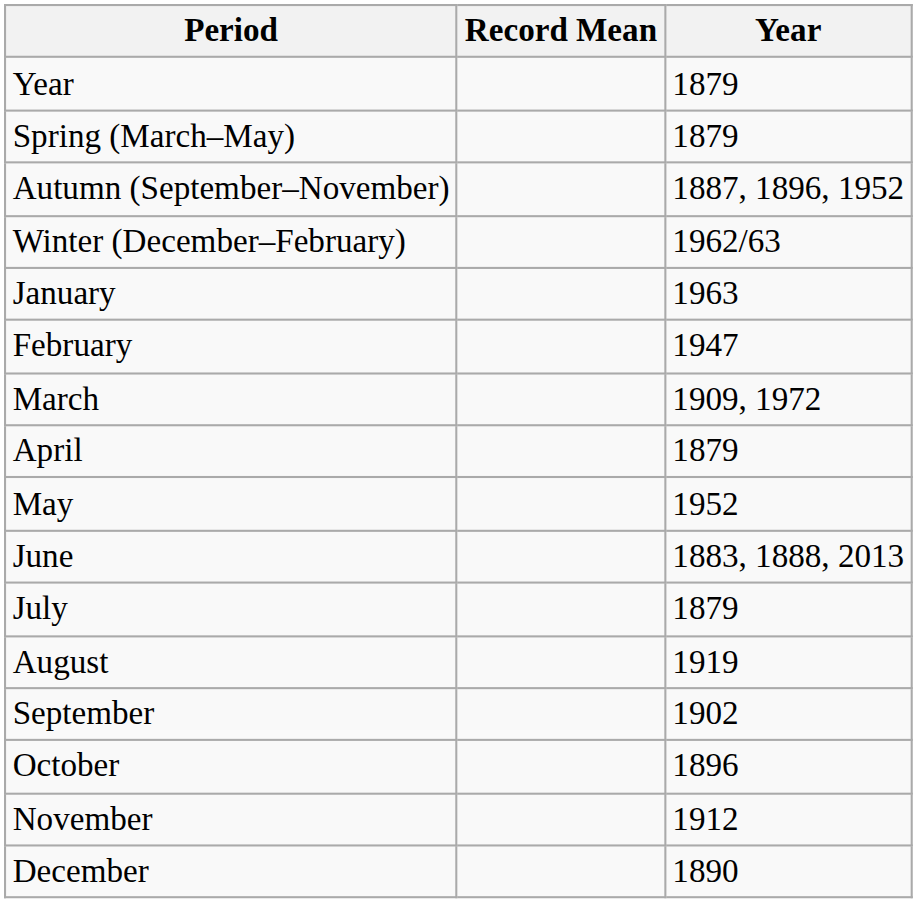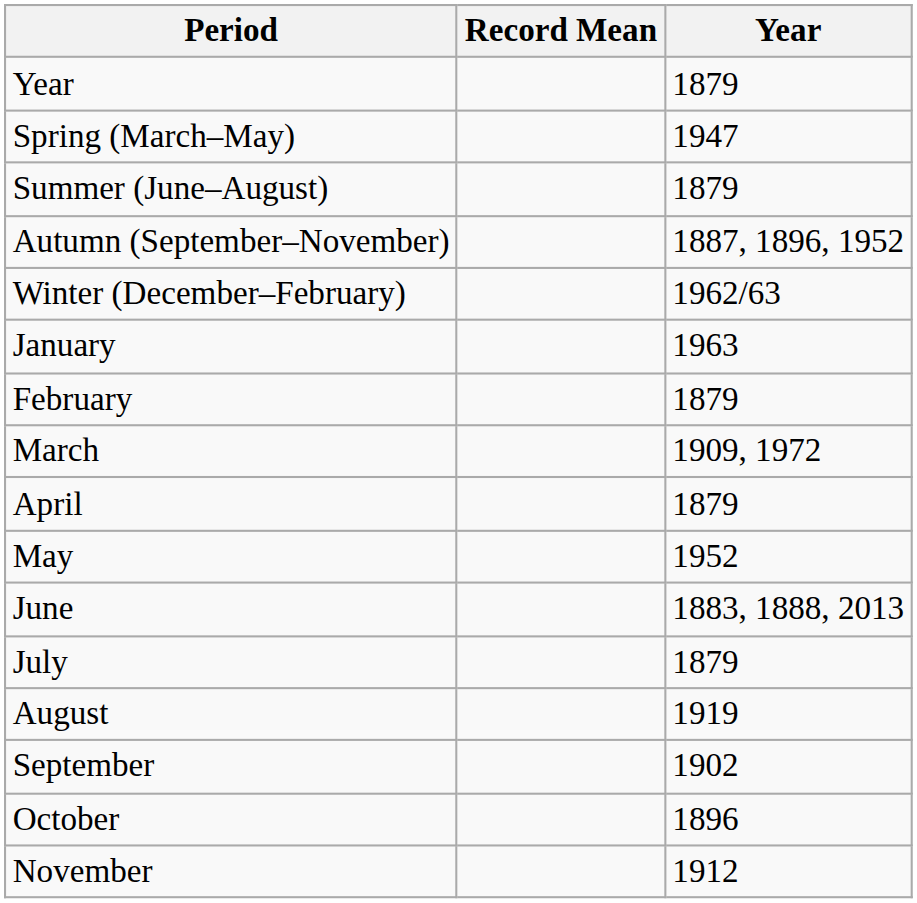(705, 135) 1879 -> (705, 135) 1947
+ row: (170, 188)
(705, 345) 1947 -> (705, 398) 1879
- row: (81, 871)
